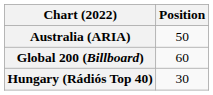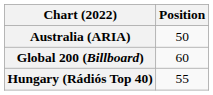(182, 79) 30 -> (182, 79) 55
